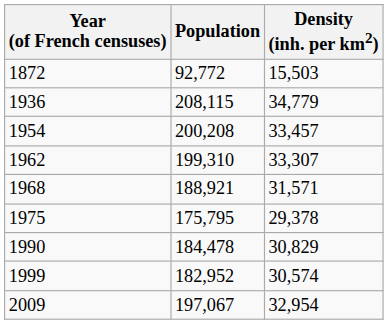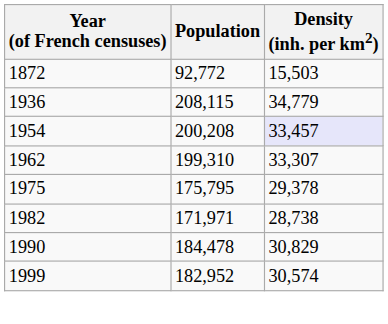(294, 131) no background -> (294, 131) lavender background
- row: (27, 189)
+ row: (27, 217)
- row: (27, 304)
